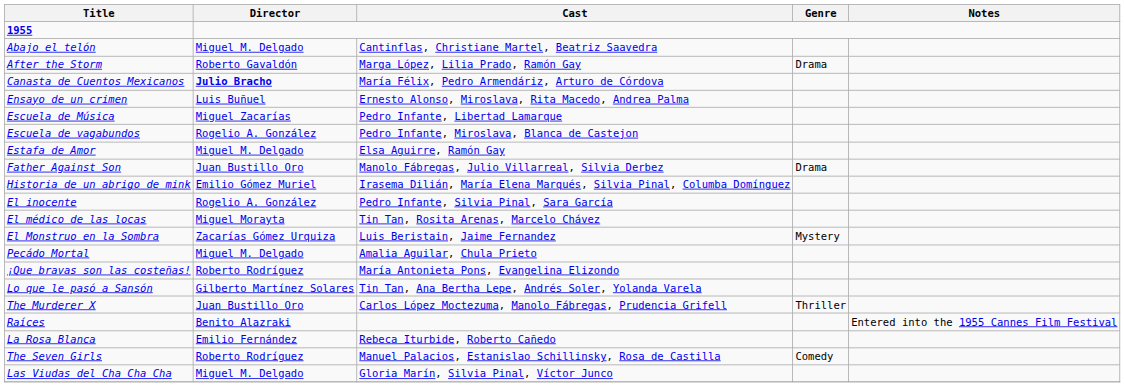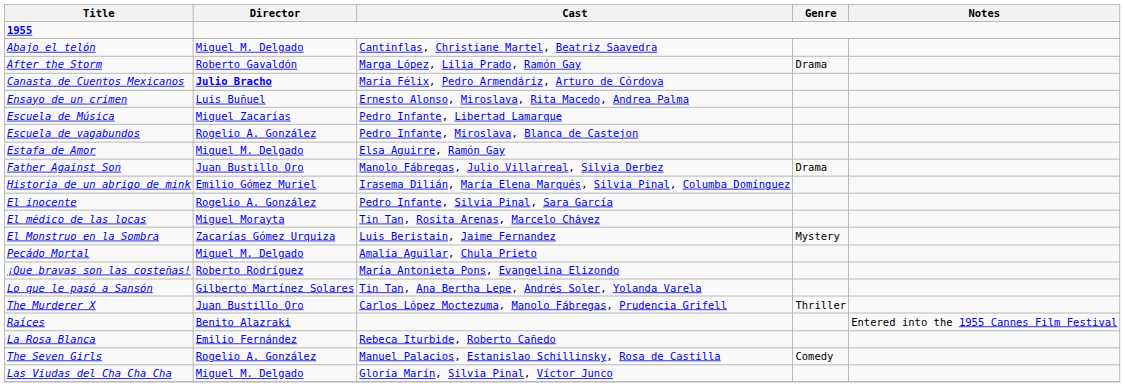(250, 356) Roberto Rodríguez -> (256, 356) Rogelio A. González
